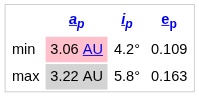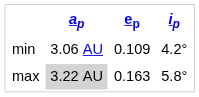columns swapped: (169, 21) <-> (127, 21)
(77, 49) pink background -> (77, 49) no background
